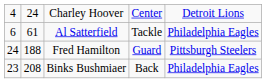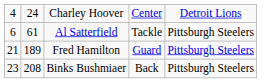(213, 31) Philadelphia Eagles -> (211, 31) Pittsburgh Steelers
(13, 50) 24 -> (13, 50) 21
(32, 50) 188 -> (32, 50) 189
(213, 68) Philadelphia Eagles -> (211, 68) Pittsburgh Steelers
